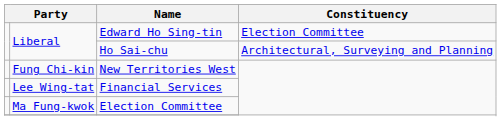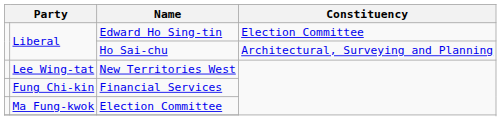(53, 69) Fung Chi-kin -> (53, 69) Lee Wing-tat
(53, 87) Lee Wing-tat -> (53, 87) Fung Chi-kin
